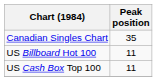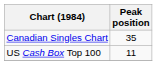- row: (51, 53)
